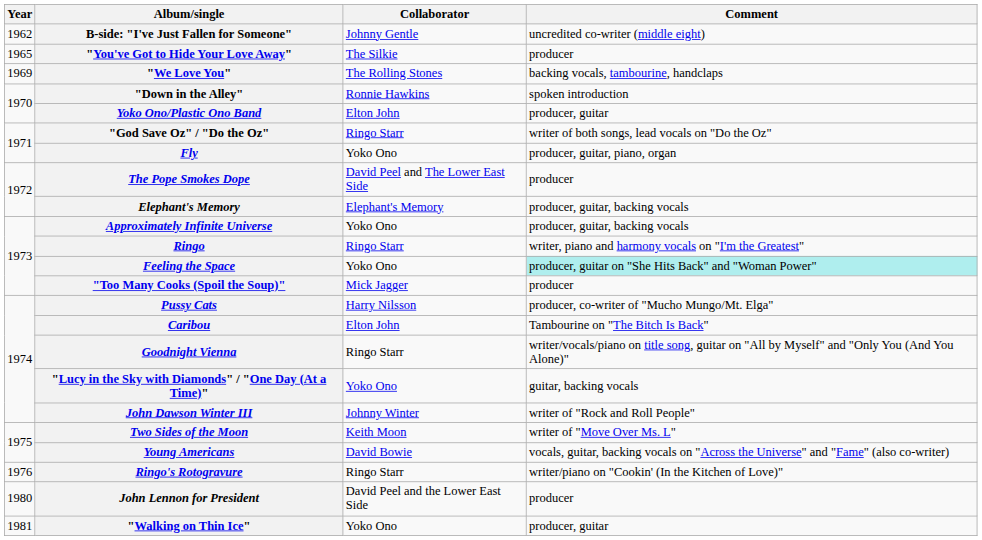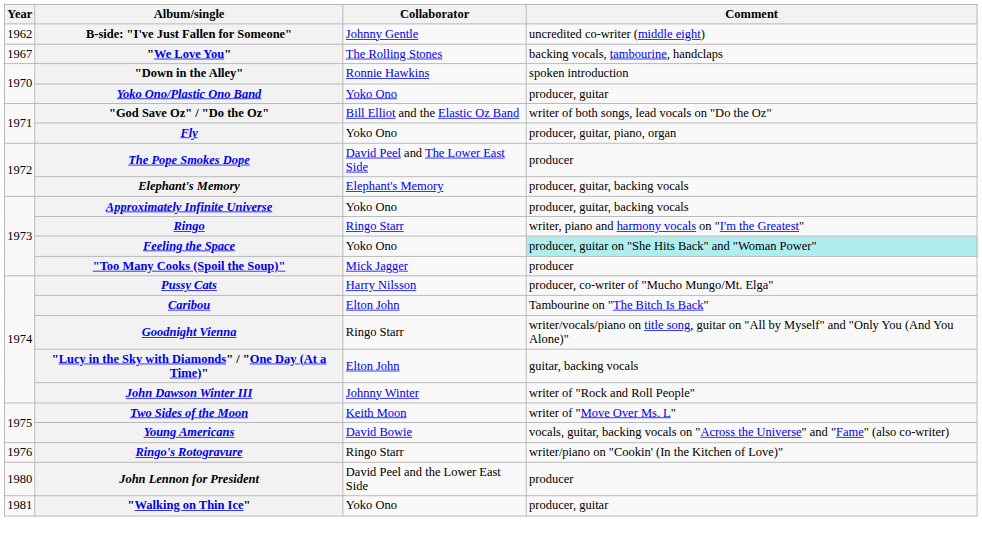- row: (189, 53)
(20, 73) 1969 -> (20, 53) 1967
(373, 113) Elton John -> (371, 93) Yoko Ono
(375, 133) Ringo Starr -> (433, 113) Bill Elliot and the Elastic Oz Band
(371, 385) Yoko Ono -> (373, 366) Elton John
